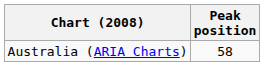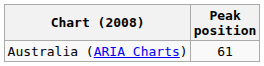(225, 51) 58 -> (225, 51) 61
